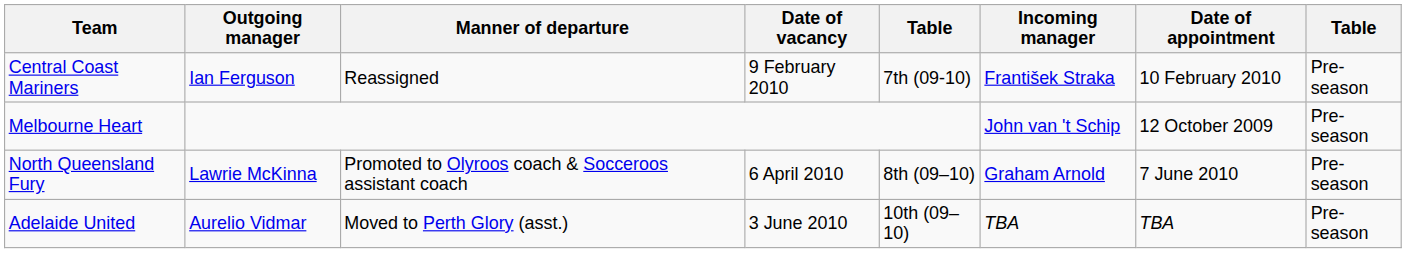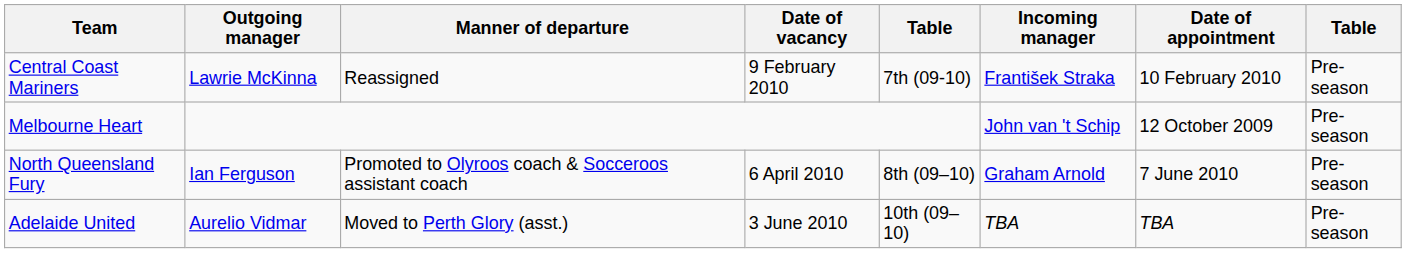(242, 77) Ian Ferguson -> (253, 77) Lawrie McKinna
(253, 174) Lawrie McKinna -> (242, 174) Ian Ferguson
